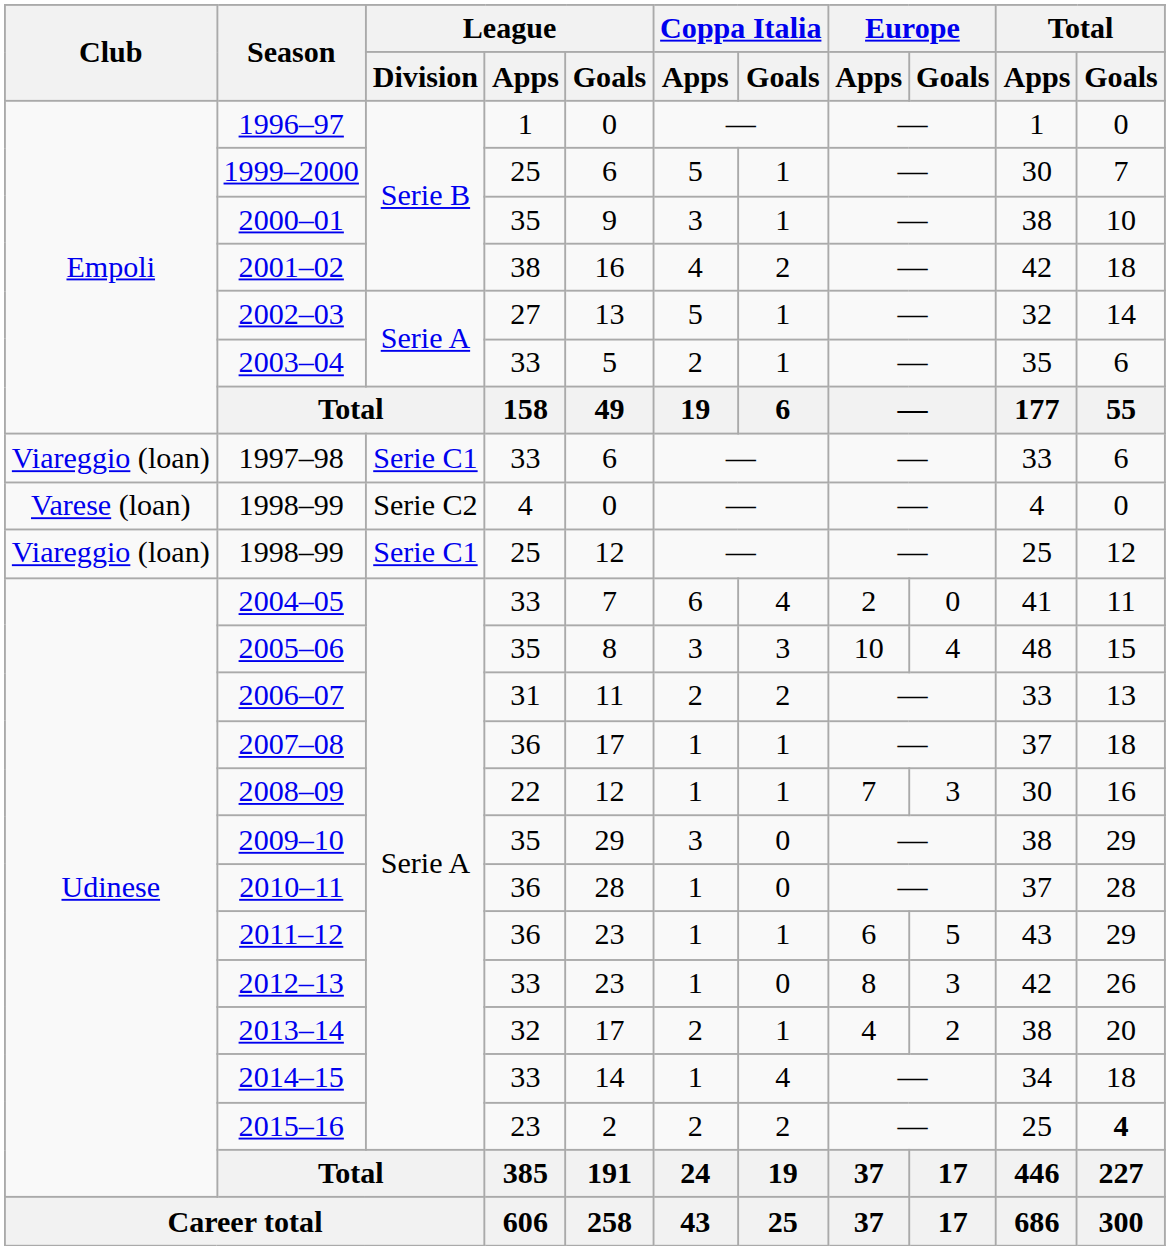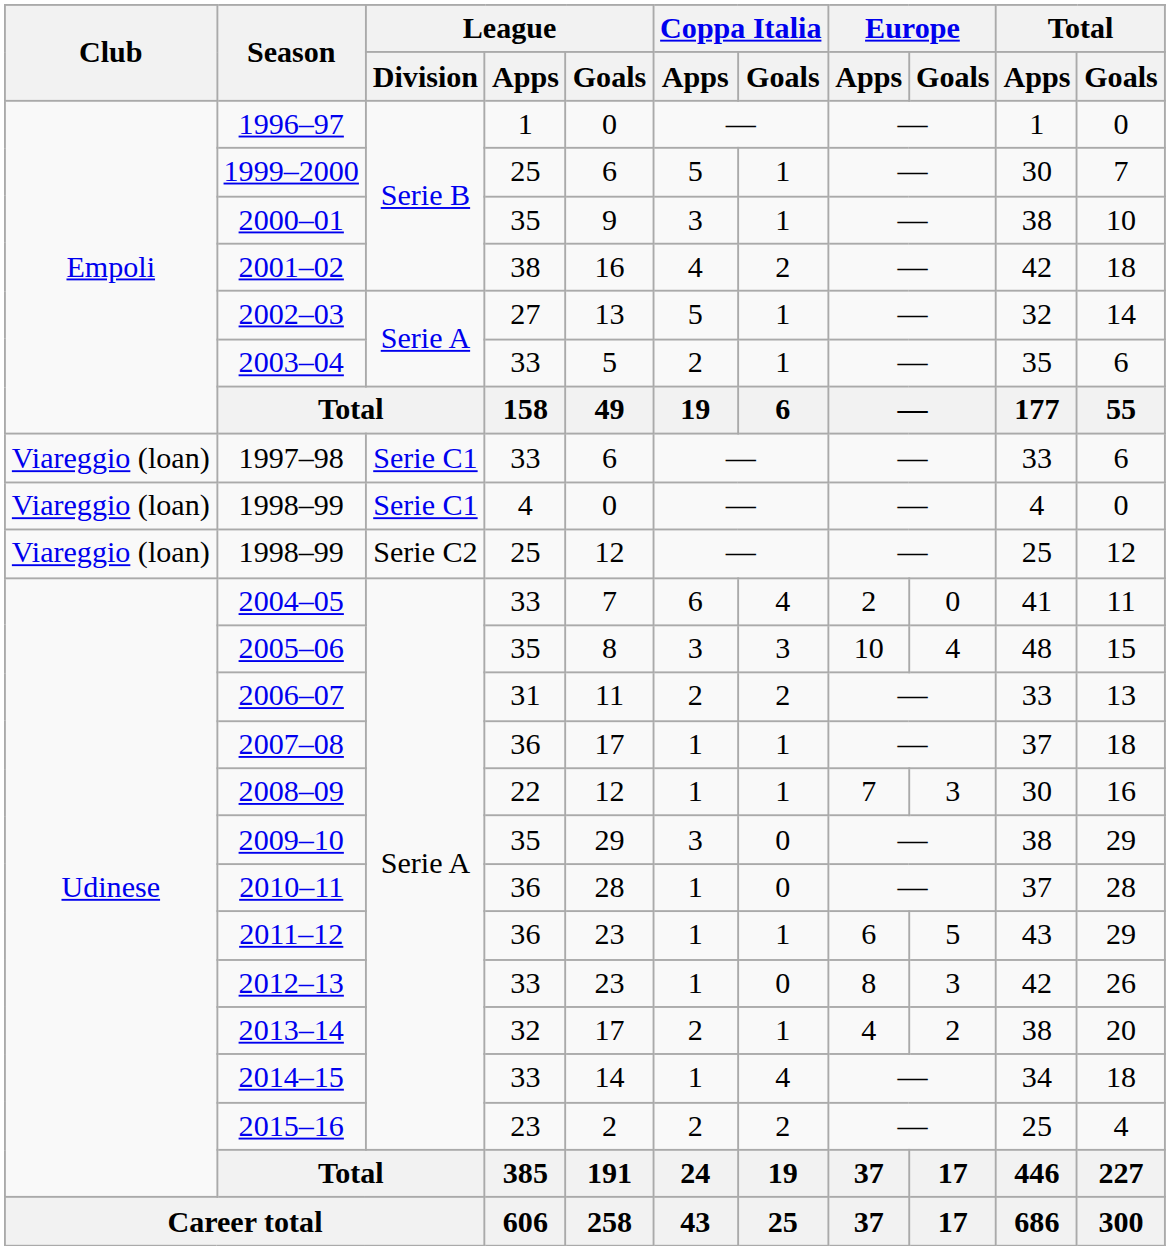(111, 505) Varese (loan) -> (111, 505) Viareggio (loan)
(425, 505) Serie C2 -> (425, 505) Serie C1
(425, 553) Serie C1 -> (425, 553) Serie C2
(1121, 1125) bold -> (1121, 1125) normal
